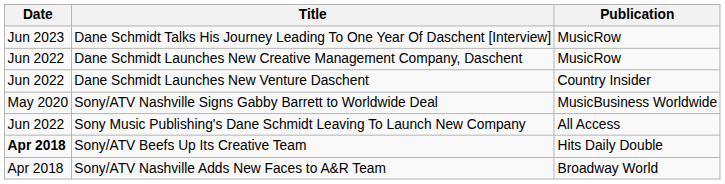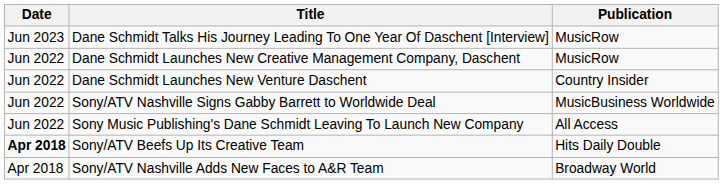(38, 102) May 2020 -> (36, 102) Jun 2022
